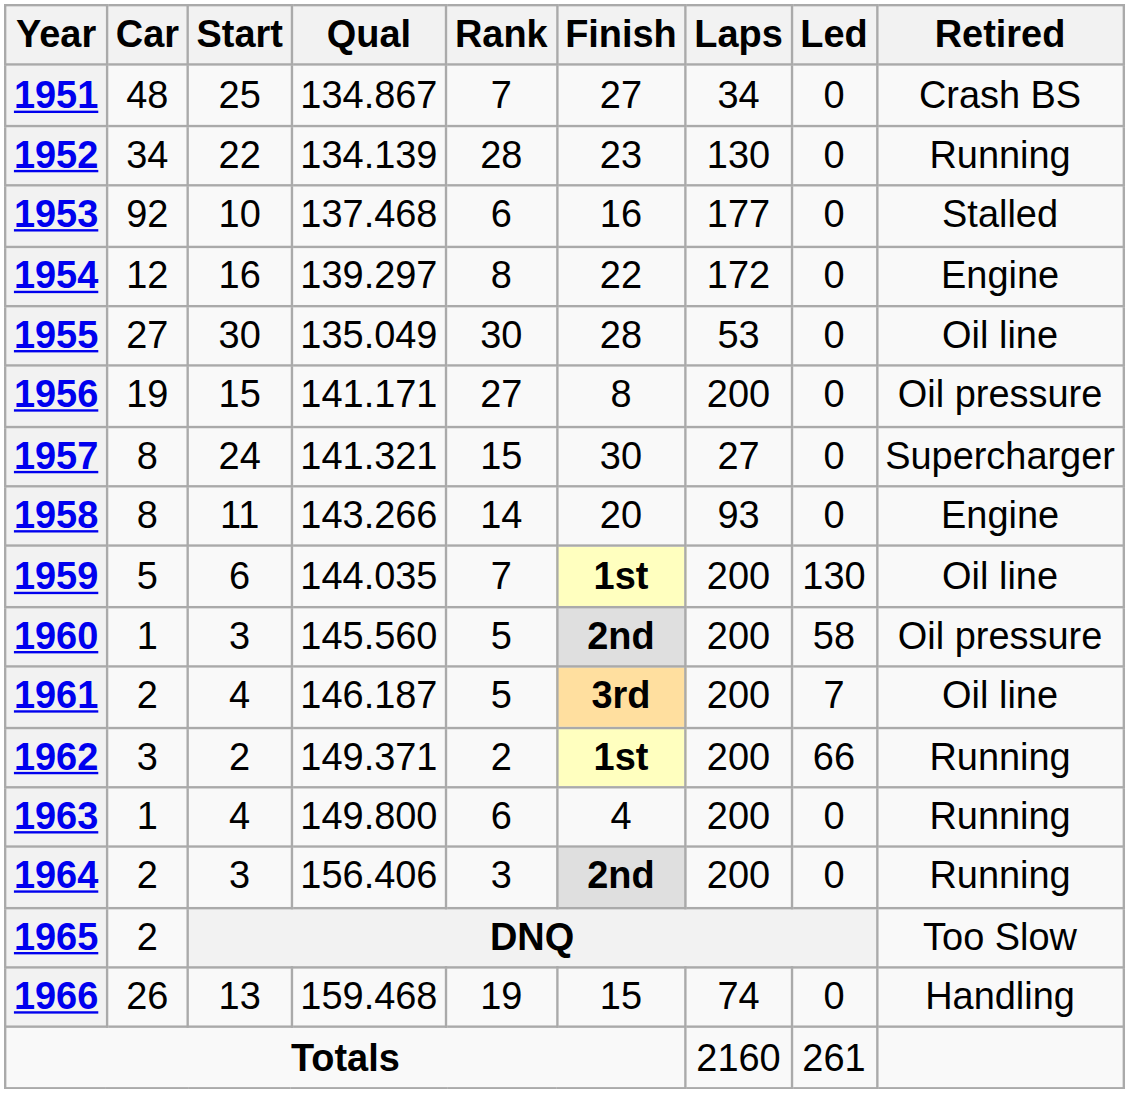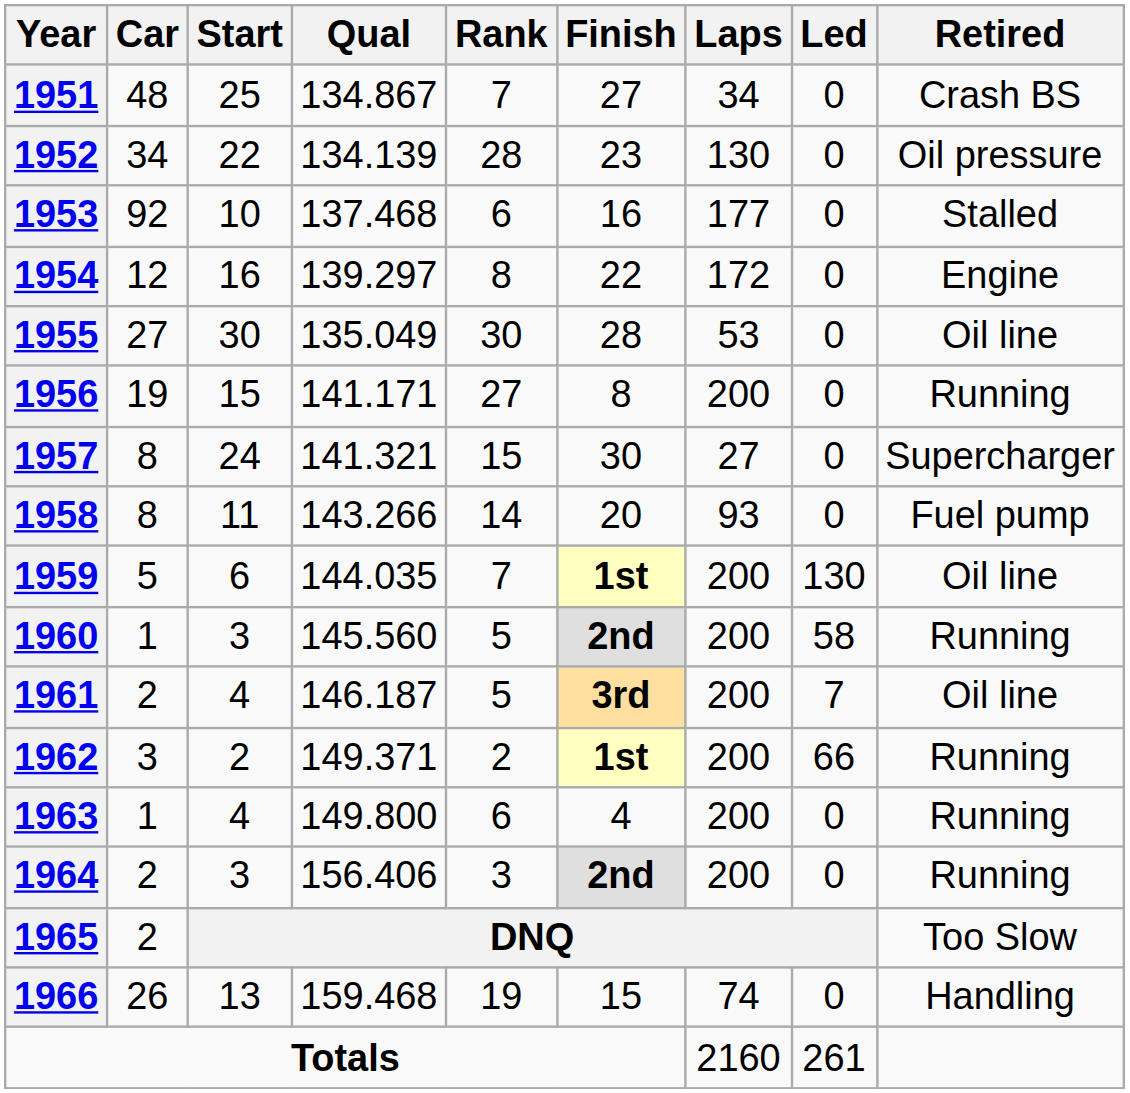(1000, 154) Running -> (1000, 154) Oil pressure
(1000, 395) Oil pressure -> (1000, 395) Running
(1000, 515) Engine -> (1000, 515) Fuel pump
(1000, 635) Oil pressure -> (1000, 635) Running
